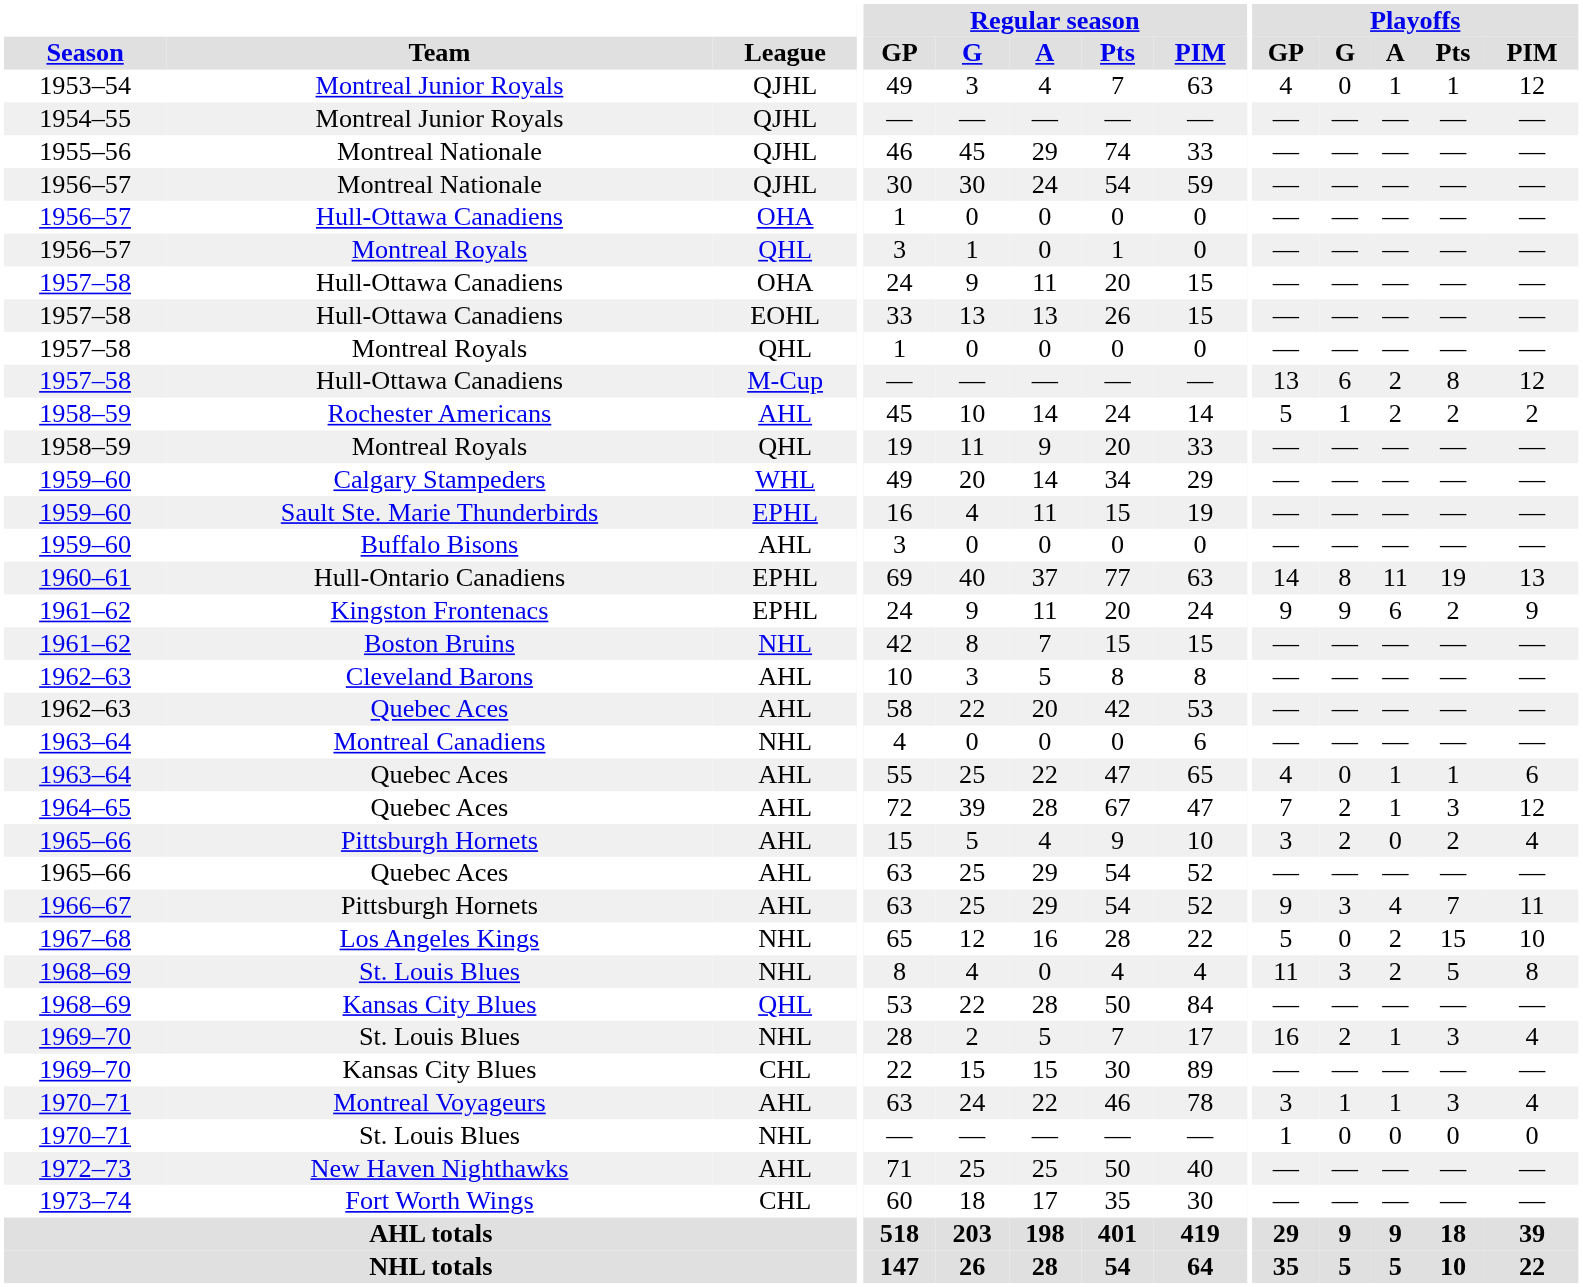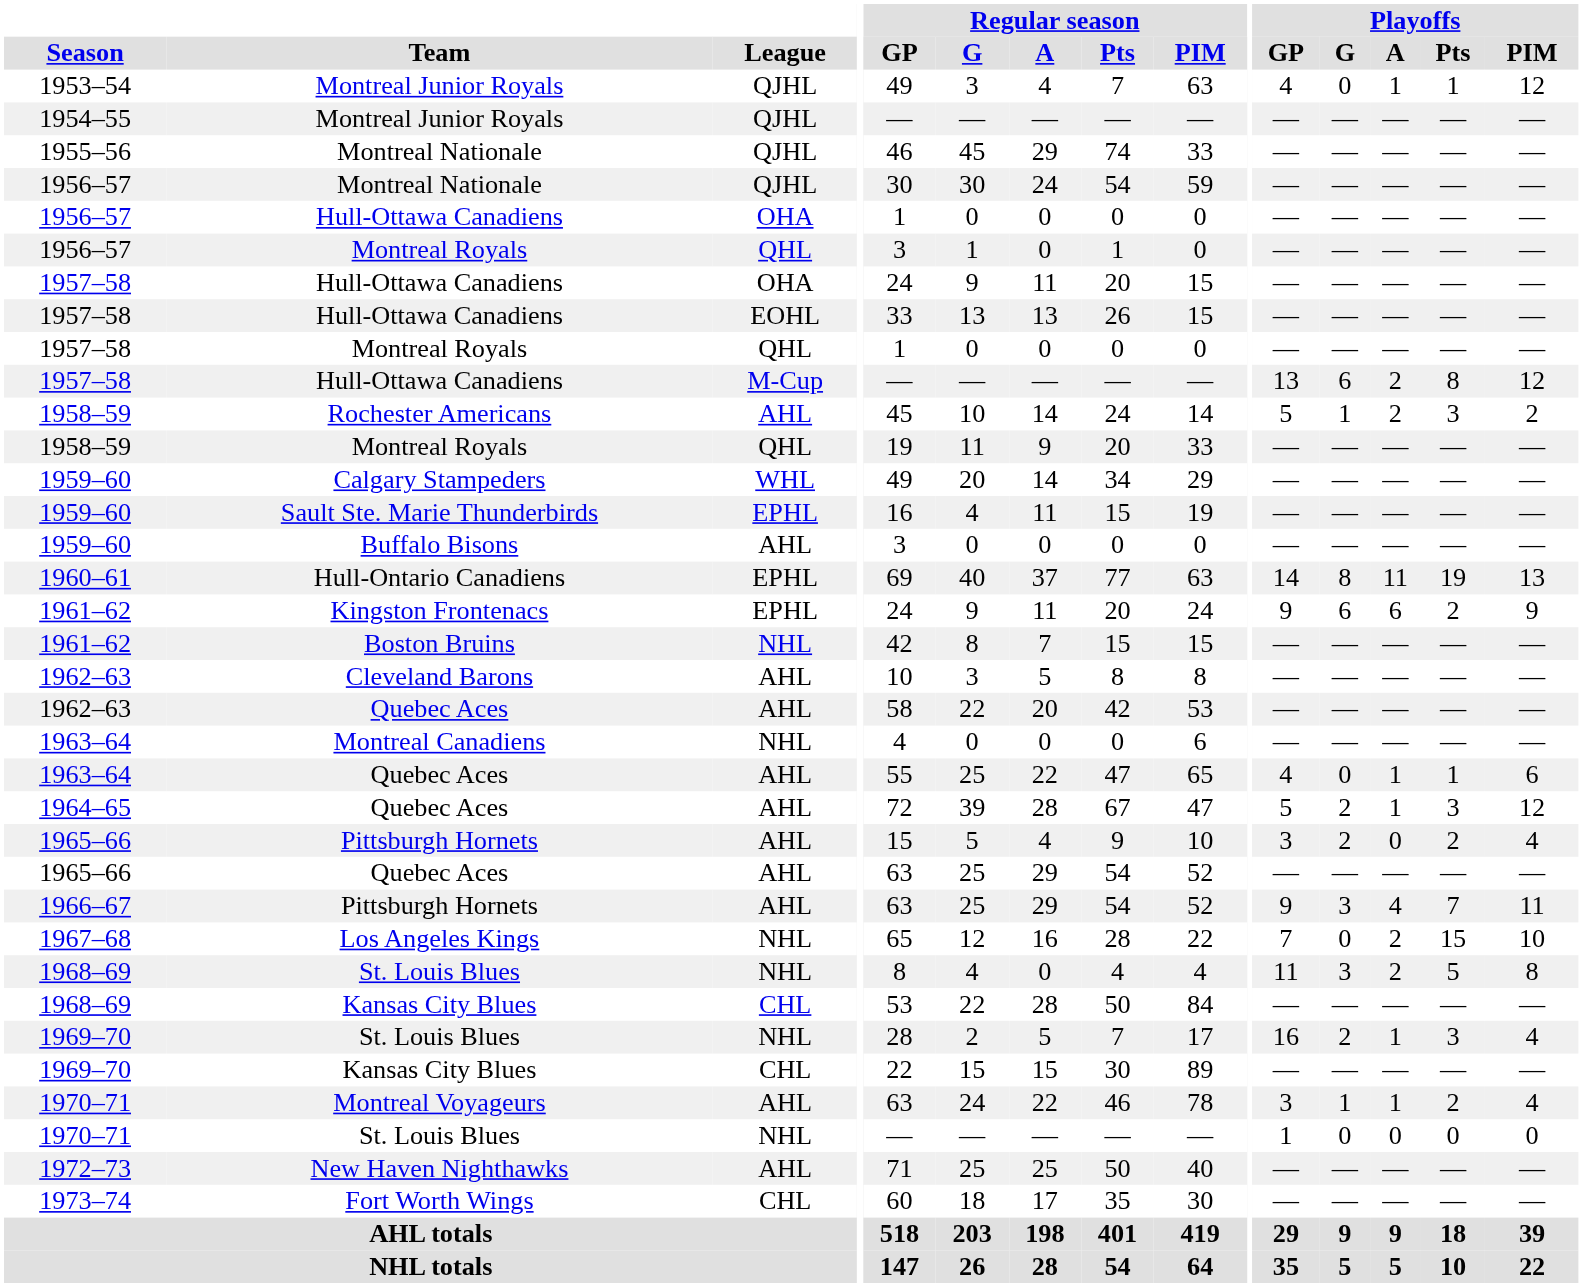(1453, 413) 2 -> (1453, 413) 3
(1345, 610) 9 -> (1345, 610) 6
(1286, 807) 7 -> (1286, 807) 5
(1286, 938) 5 -> (1286, 938) 7
(785, 1004) QHL -> (785, 1004) CHL
(1453, 1102) 3 -> (1453, 1102) 2
